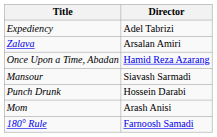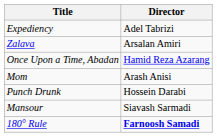rows swapped: (17, 108) <-> (25, 76)
(159, 124) normal -> (161, 124) bold
